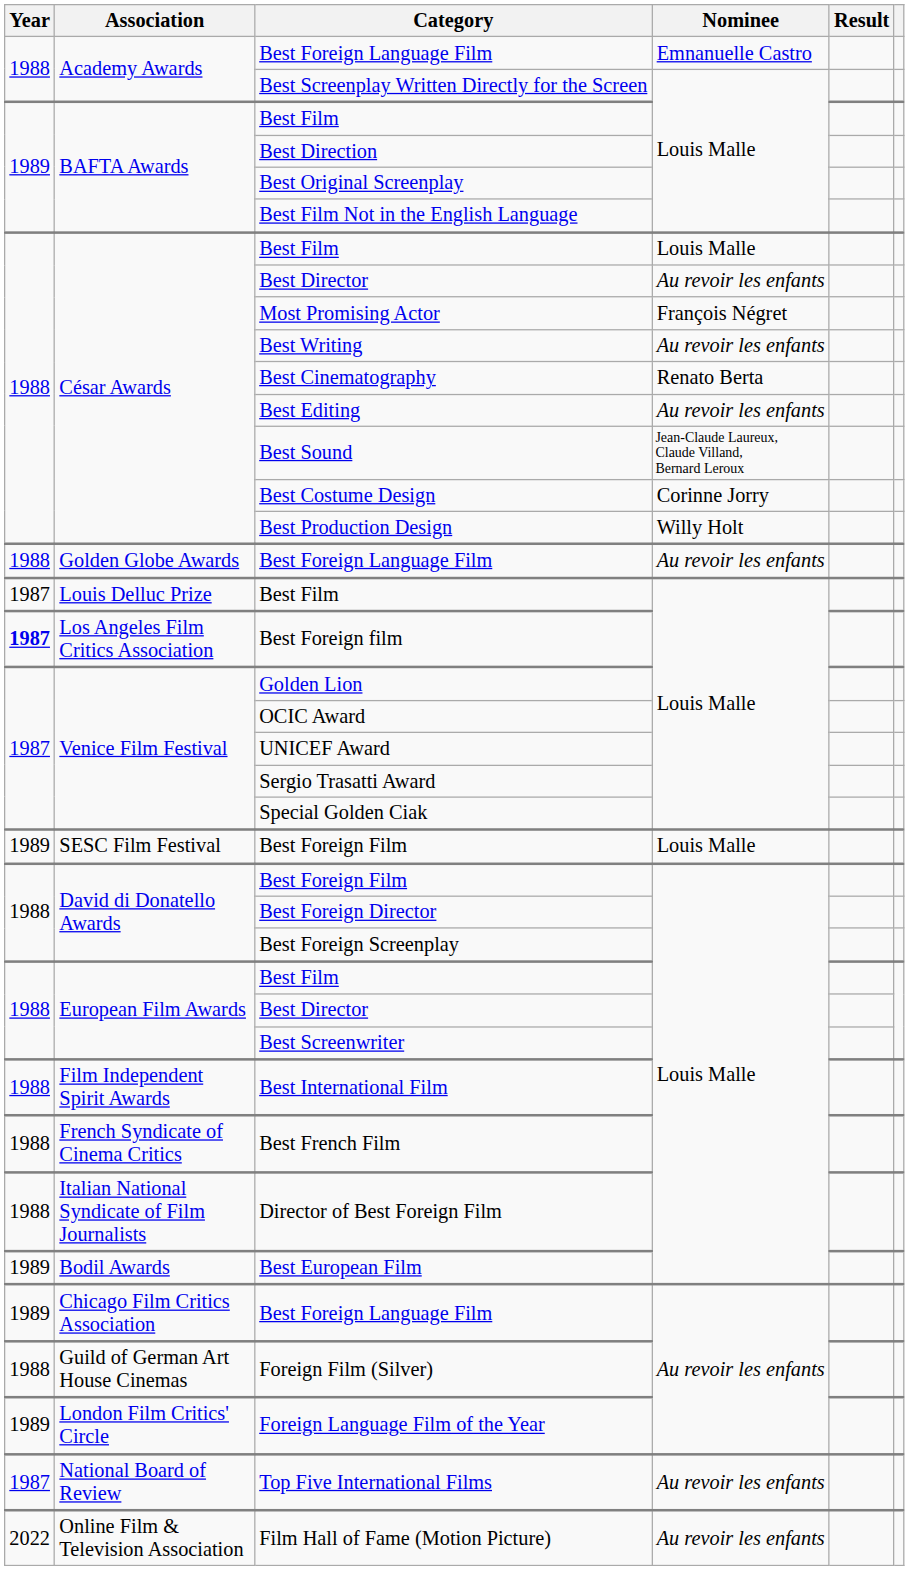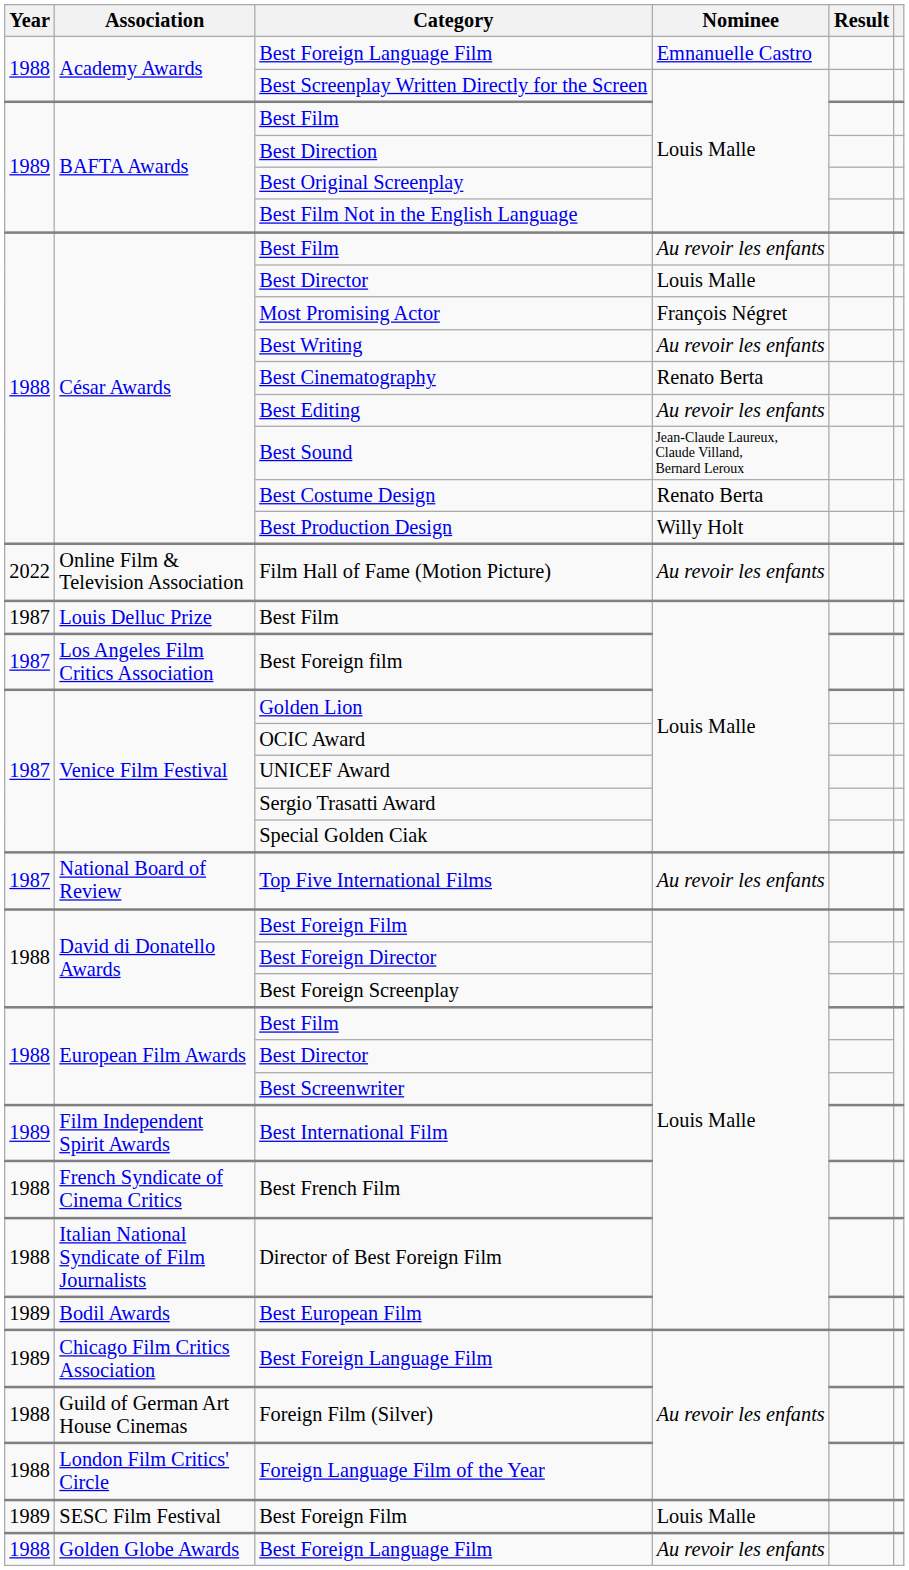(706, 248) Louis Malle -> (741, 248) Au revoir les enfants
(741, 280) Au revoir les enfants -> (706, 280) Louis Malle
(713, 494) Corinne Jorry -> (710, 494) Renato Berta
rows swapped: (149, 560) <-> (151, 1538)
(30, 639) bold -> (30, 662) normal
rows swapped: (133, 1481) <-> (140, 846)
(30, 1087) 1988 -> (30, 1133) 1989
(30, 1425) 1989 -> (30, 1471) 1988
